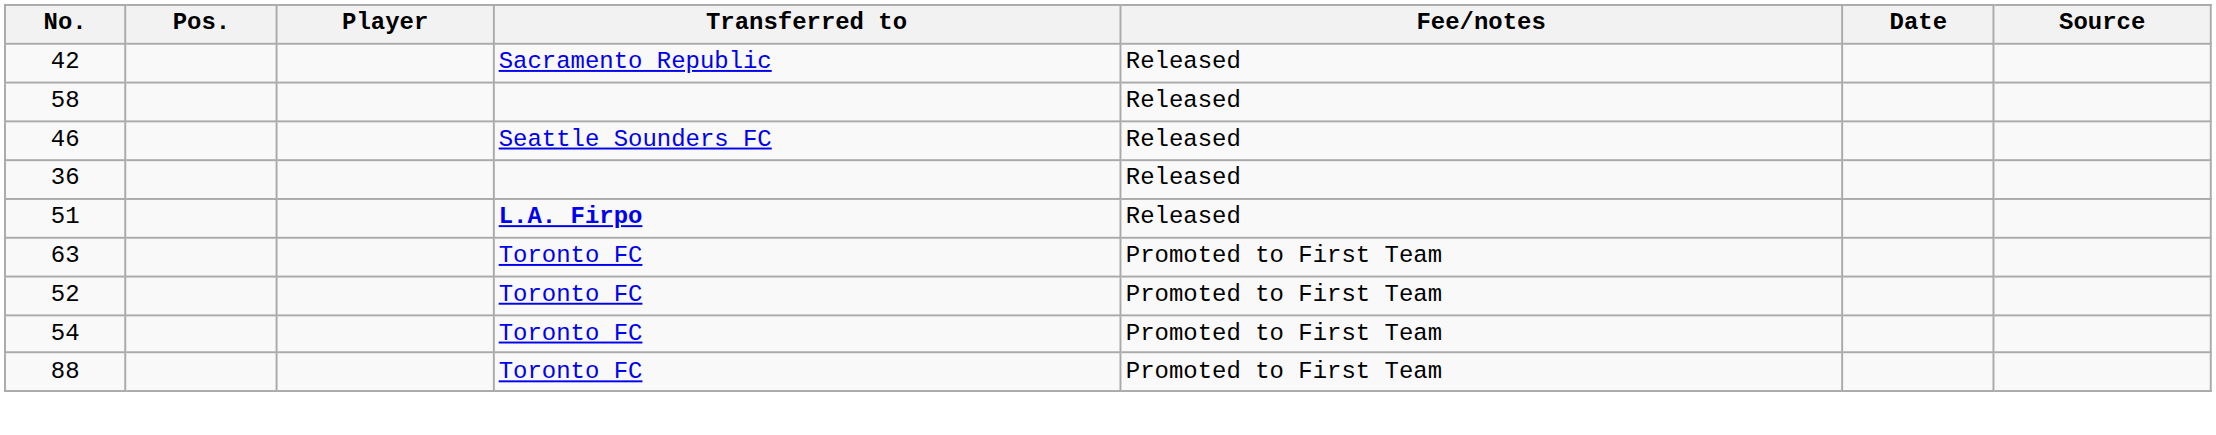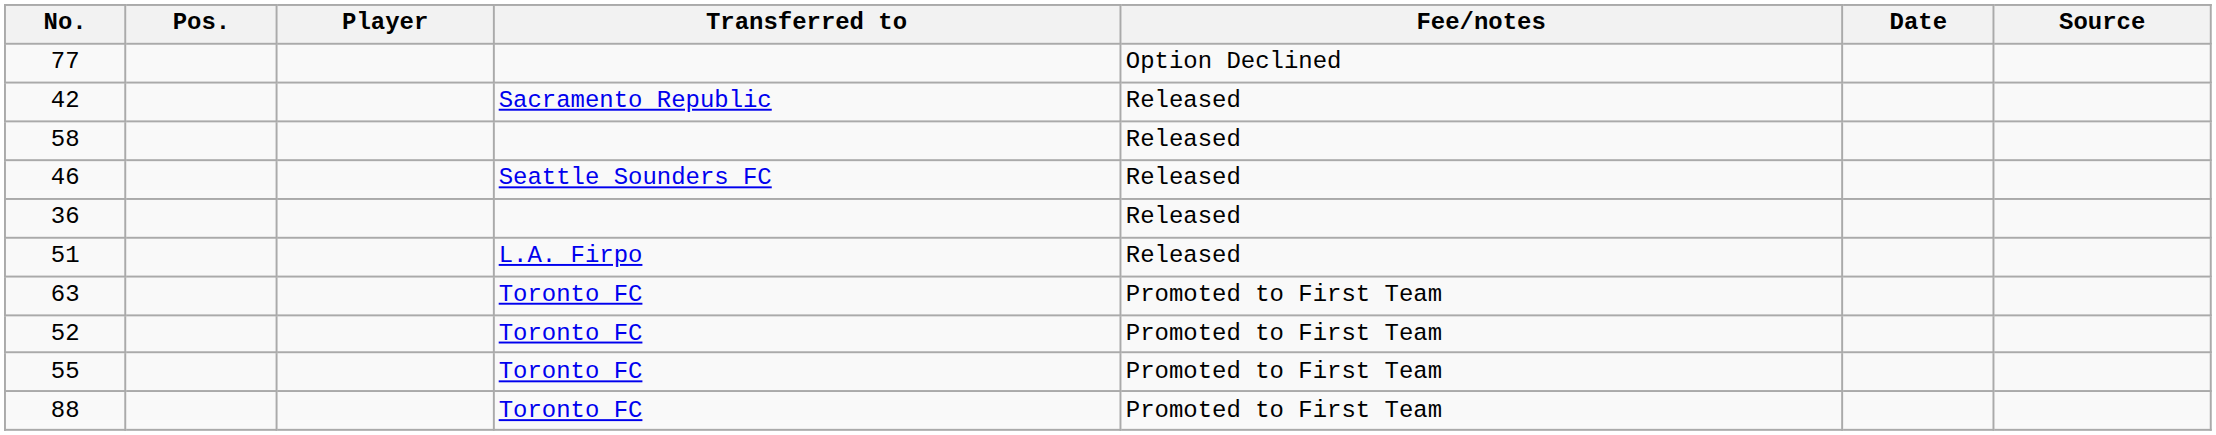+ row: (65, 63)
(571, 218) bold -> (571, 257) normal
- row: (65, 334)
+ row: (65, 373)
